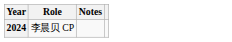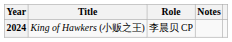+ column: (88, 12)
